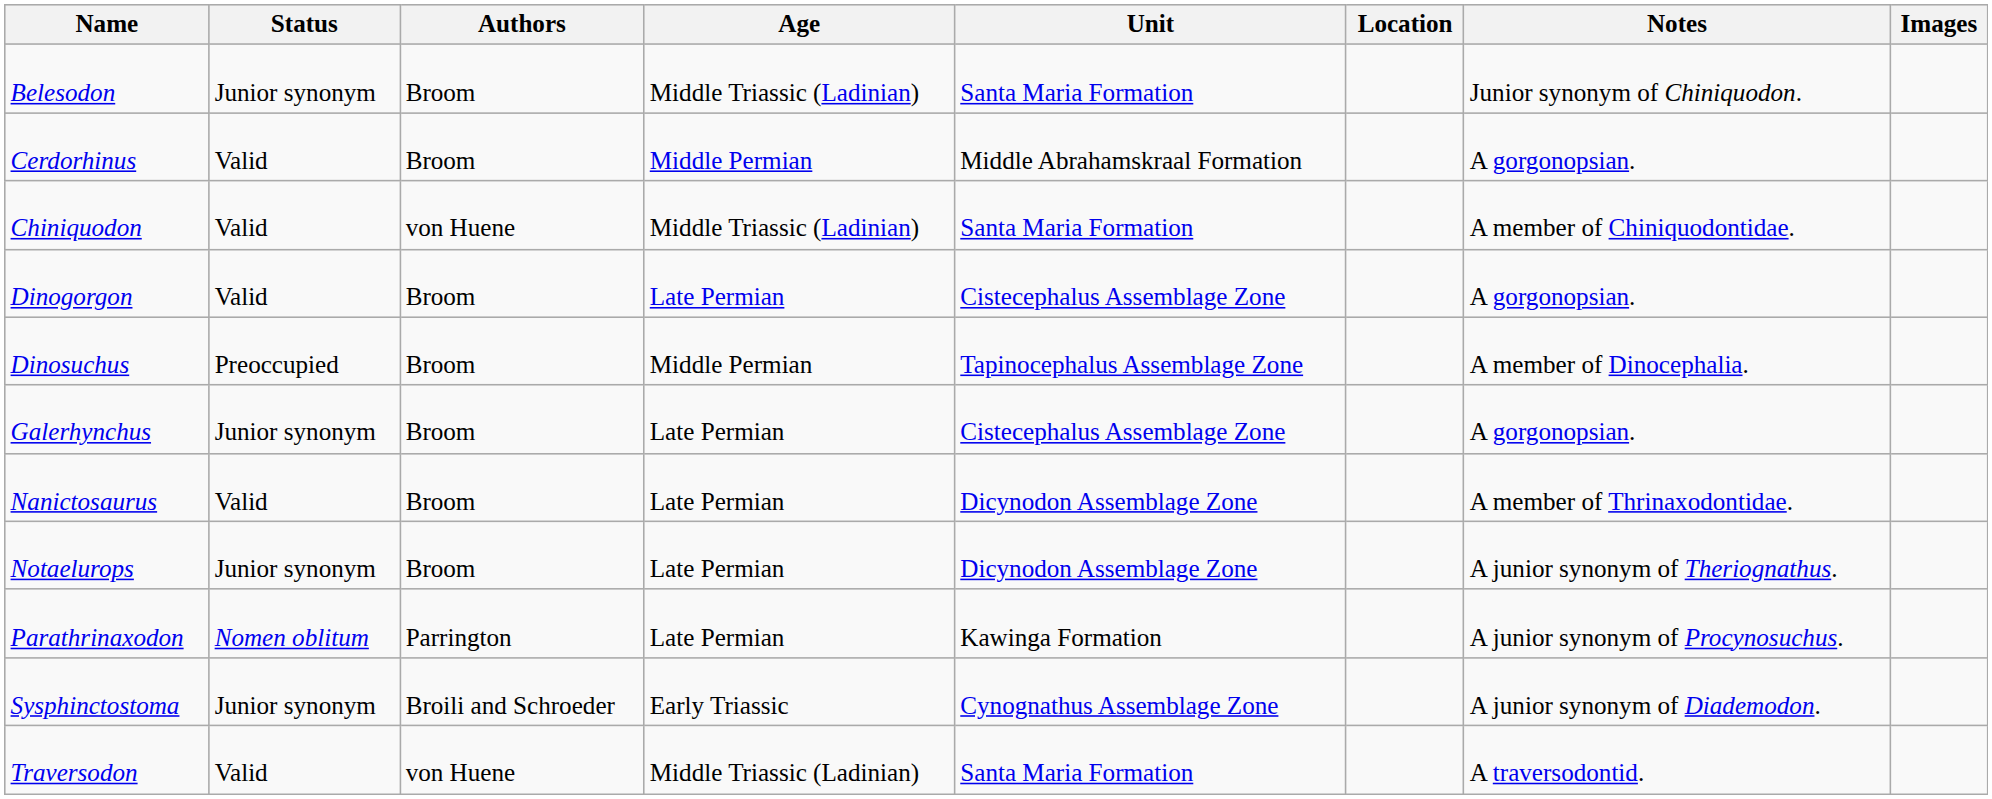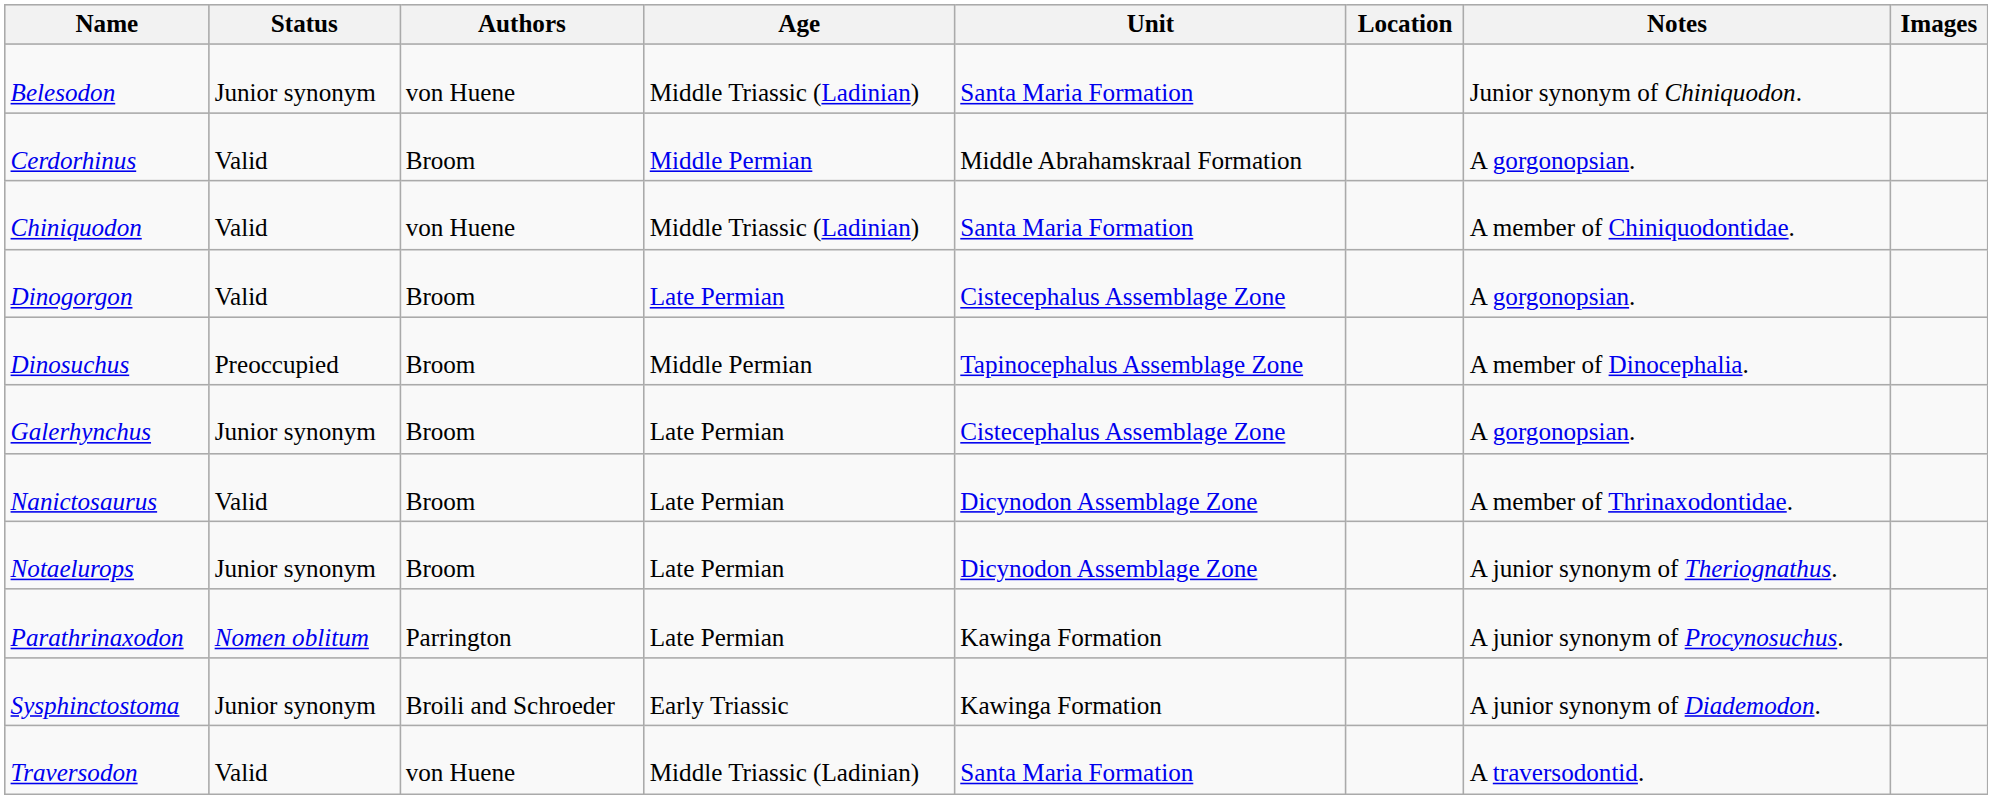(441, 92) Broom -> (460, 92) von Huene
(1119, 705) Cynognathus Assemblage Zone -> (1061, 705) Kawinga Formation
